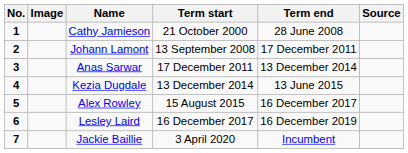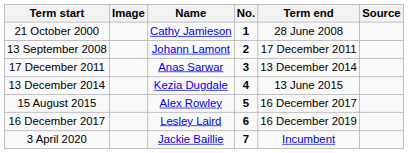columns swapped: (16, 13) <-> (205, 13)
